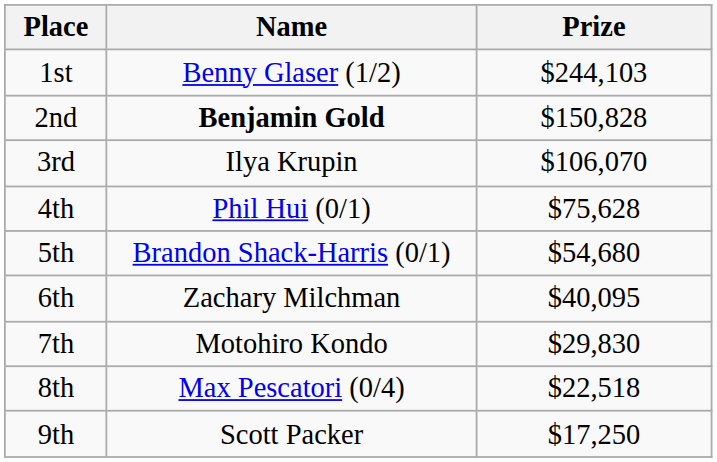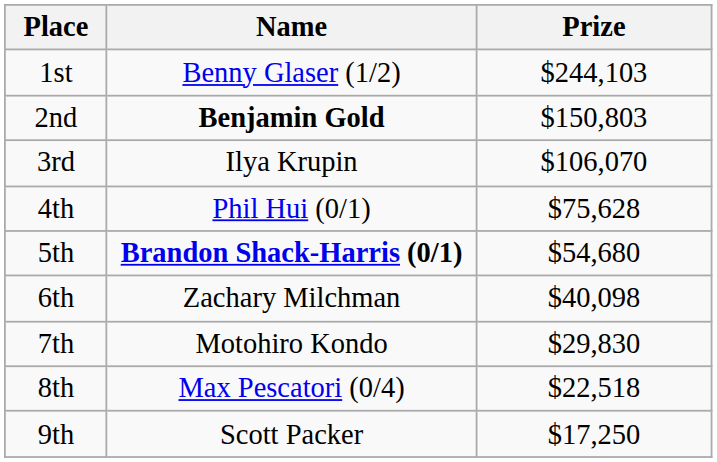(594, 117) $150,828 -> (594, 117) $150,803
(292, 252) normal -> (292, 252) bold
(594, 298) $40,095 -> (594, 298) $40,098
